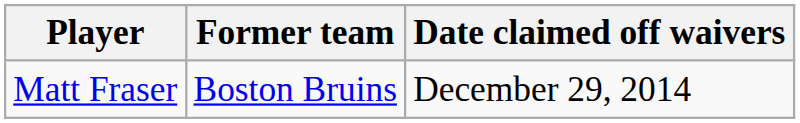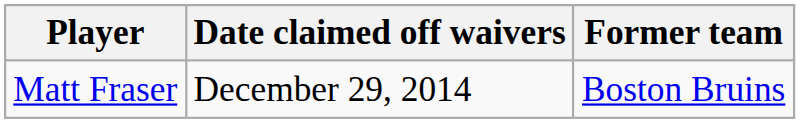columns swapped: (295, 32) <-> (599, 32)
